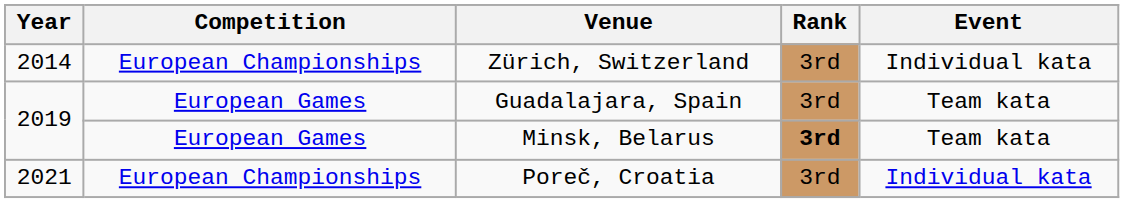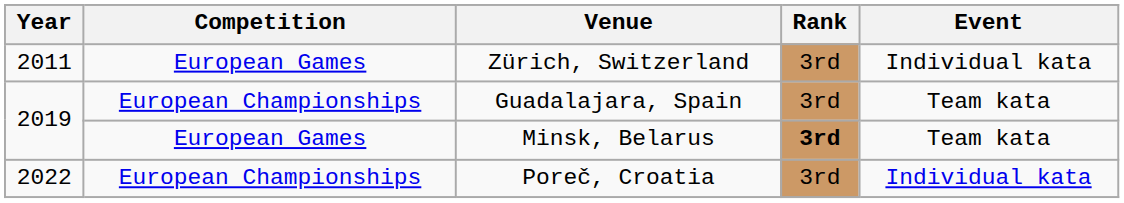(44, 62) 2014 -> (44, 62) 2011
(270, 62) European Championships -> (270, 62) European Games
(270, 101) European Games -> (270, 101) European Championships
(44, 178) 2021 -> (44, 178) 2022
